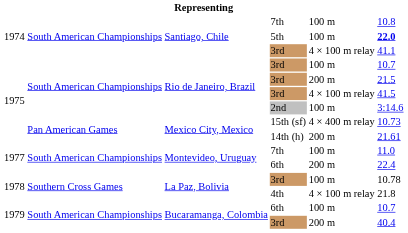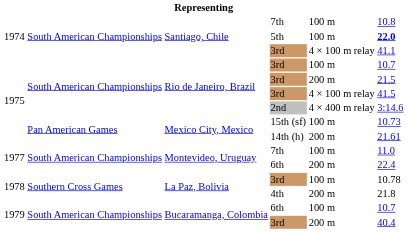(322, 108) 100 m -> (342, 108) 4 × 400 m relay
(342, 122) 4 × 400 m relay -> (322, 122) 100 m
(342, 193) 4 × 100 m relay -> (322, 193) 200 m
